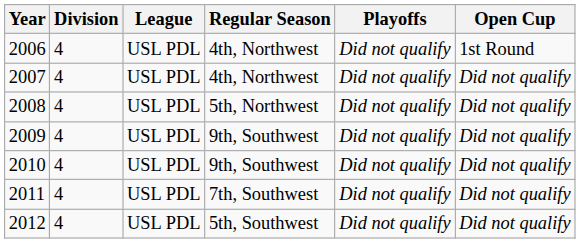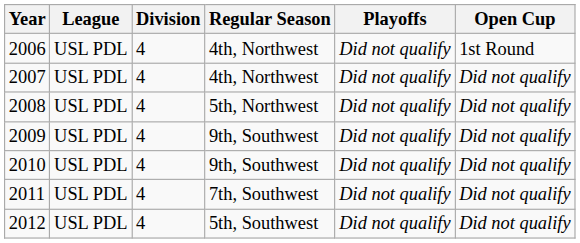columns swapped: (86, 19) <-> (164, 19)
